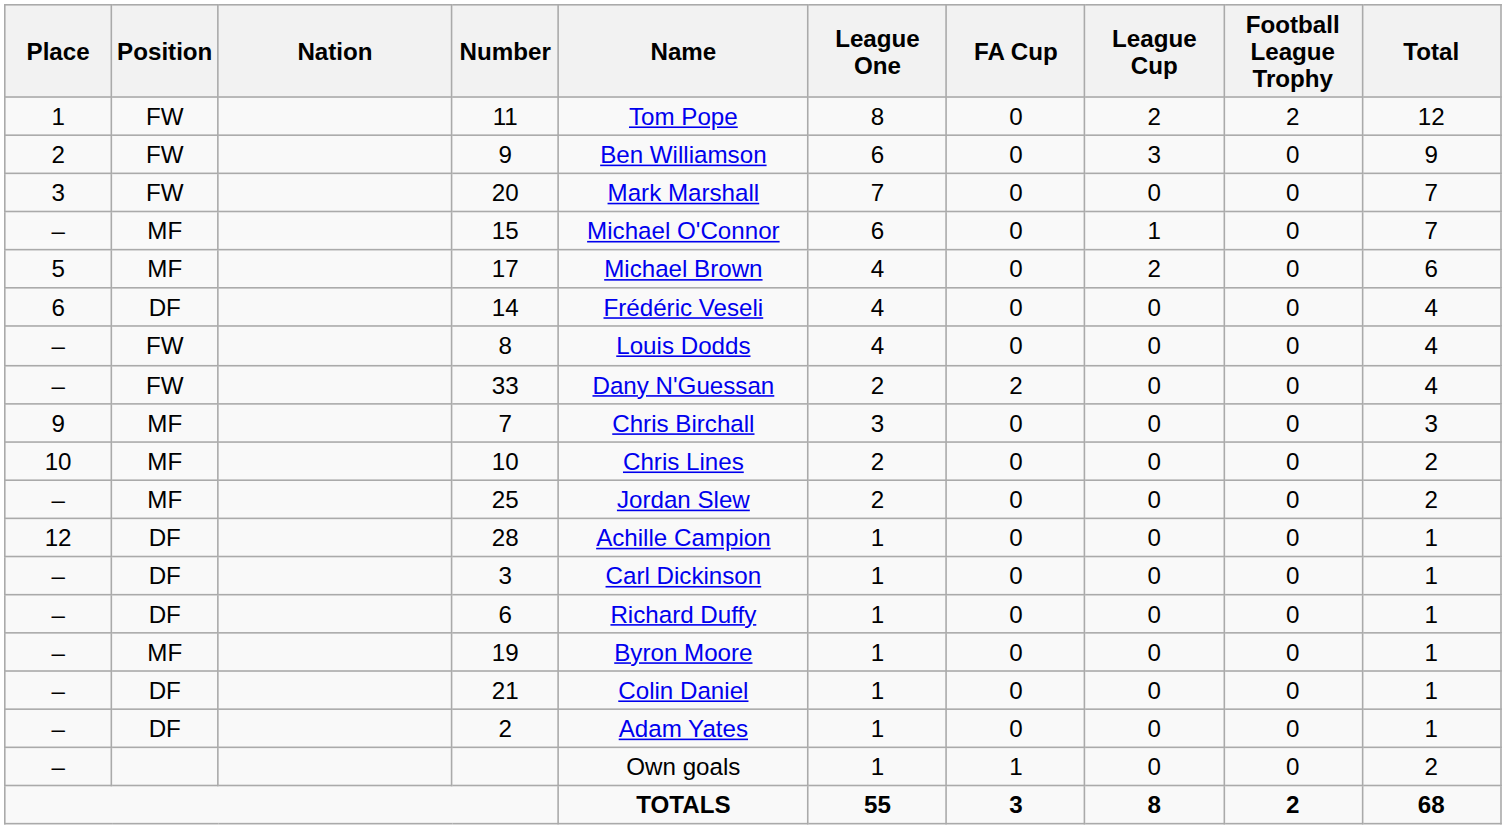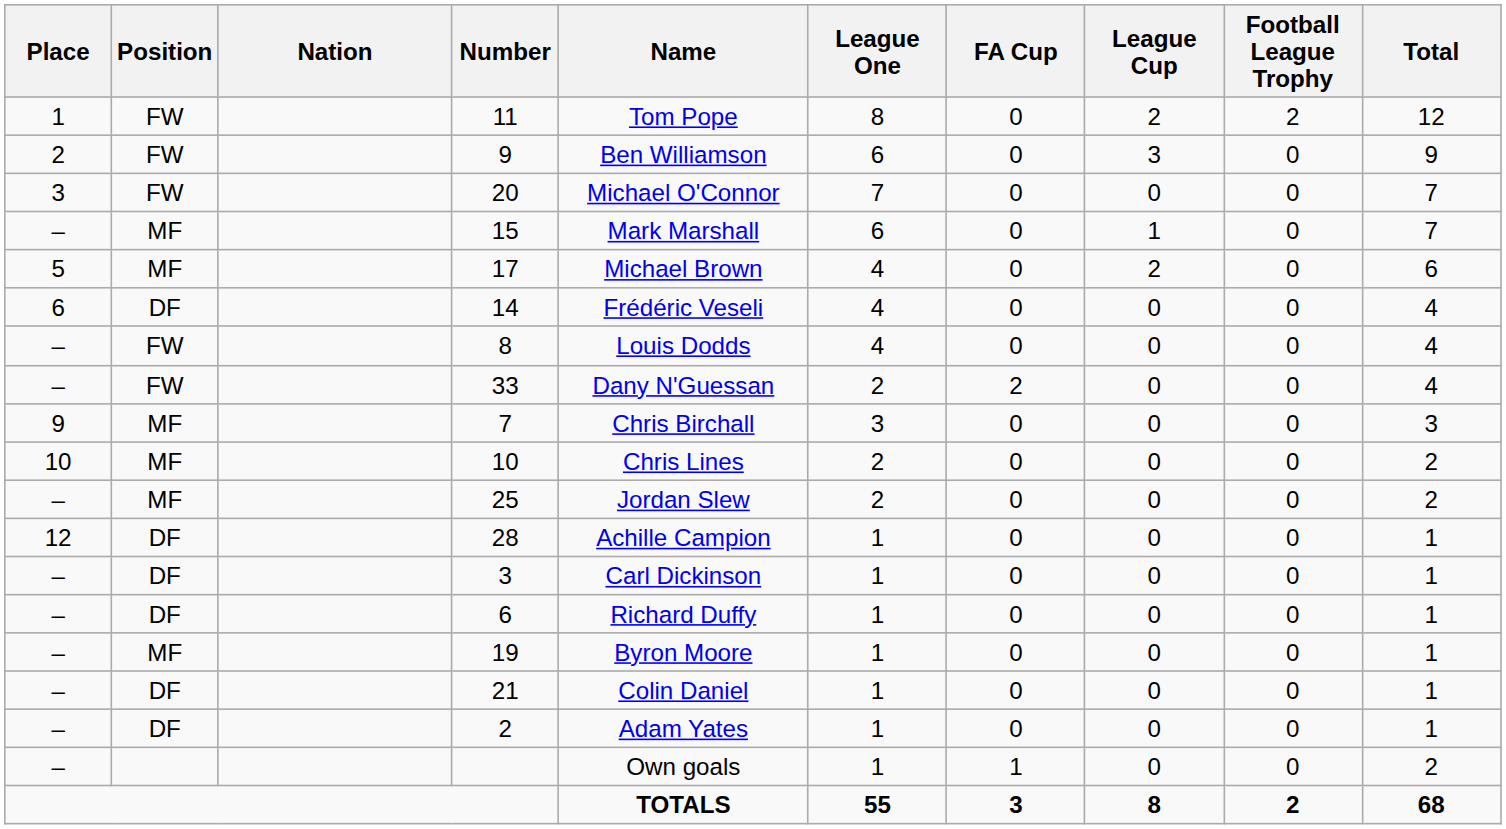(683, 193) Mark Marshall -> (683, 193) Michael O'Connor
(683, 231) Michael O'Connor -> (683, 231) Mark Marshall
